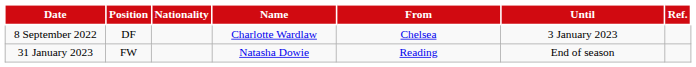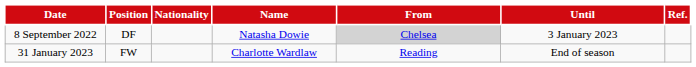(274, 34) Charlotte Wardlaw -> (274, 34) Natasha Dowie
(418, 34) no background -> (418, 34) lightgrey background
(274, 53) Natasha Dowie -> (274, 53) Charlotte Wardlaw
